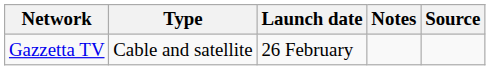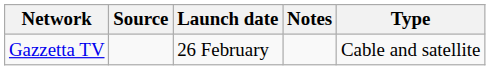columns swapped: (183, 19) <-> (453, 19)
